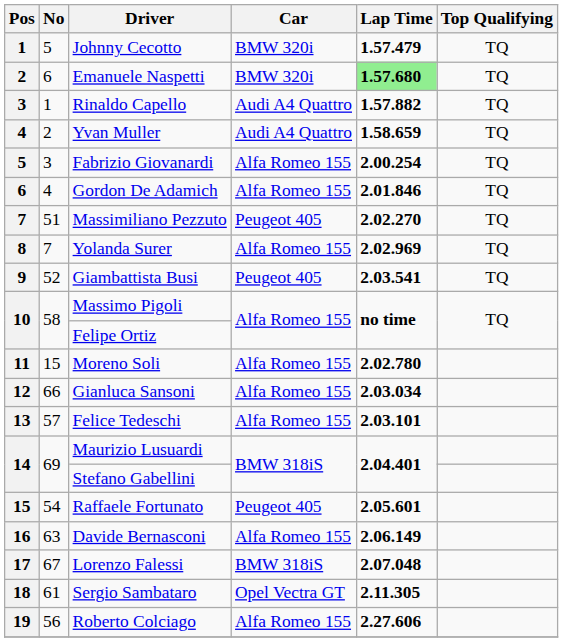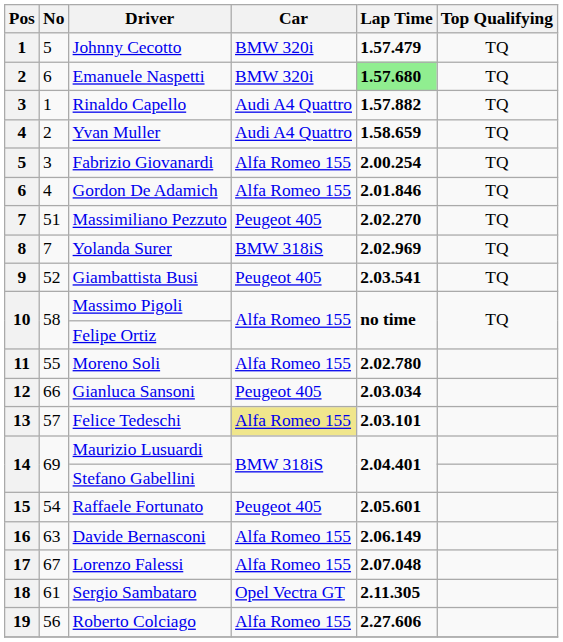(293, 248) Alfa Romeo 155 -> (279, 248) BMW 318iS
(52, 363) 15 -> (52, 363) 55
(293, 391) Alfa Romeo 155 -> (278, 391) Peugeot 405
(293, 420) no background -> (293, 420) khaki background
(279, 564) BMW 318iS -> (293, 564) Alfa Romeo 155
